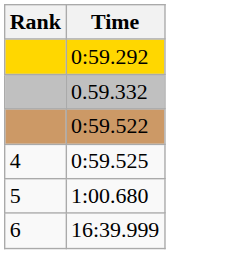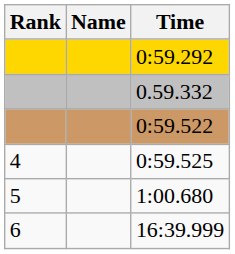+ column: (98, 21)
